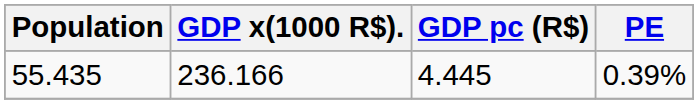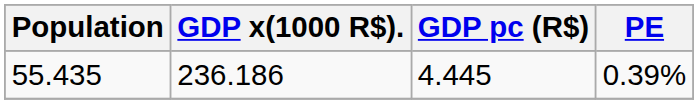(231, 74) 236.166 -> (231, 74) 236.186
